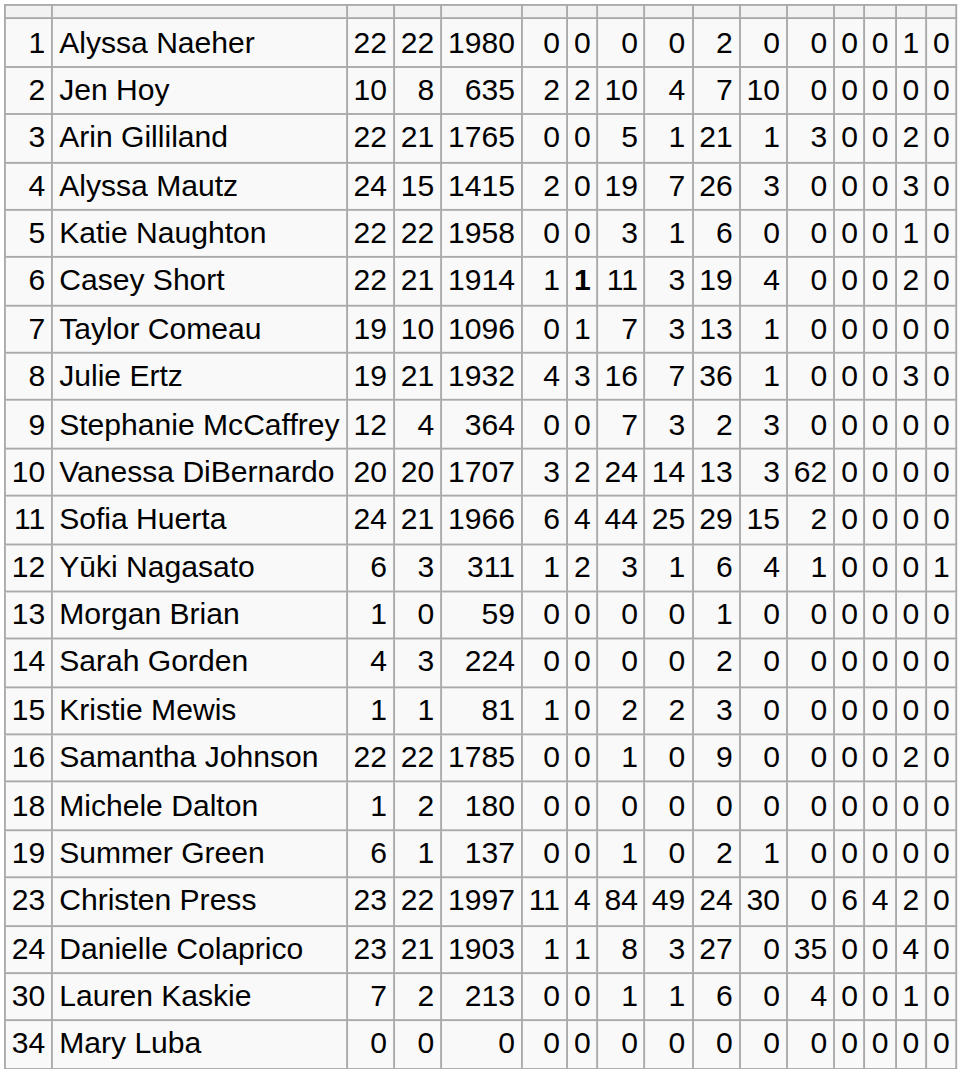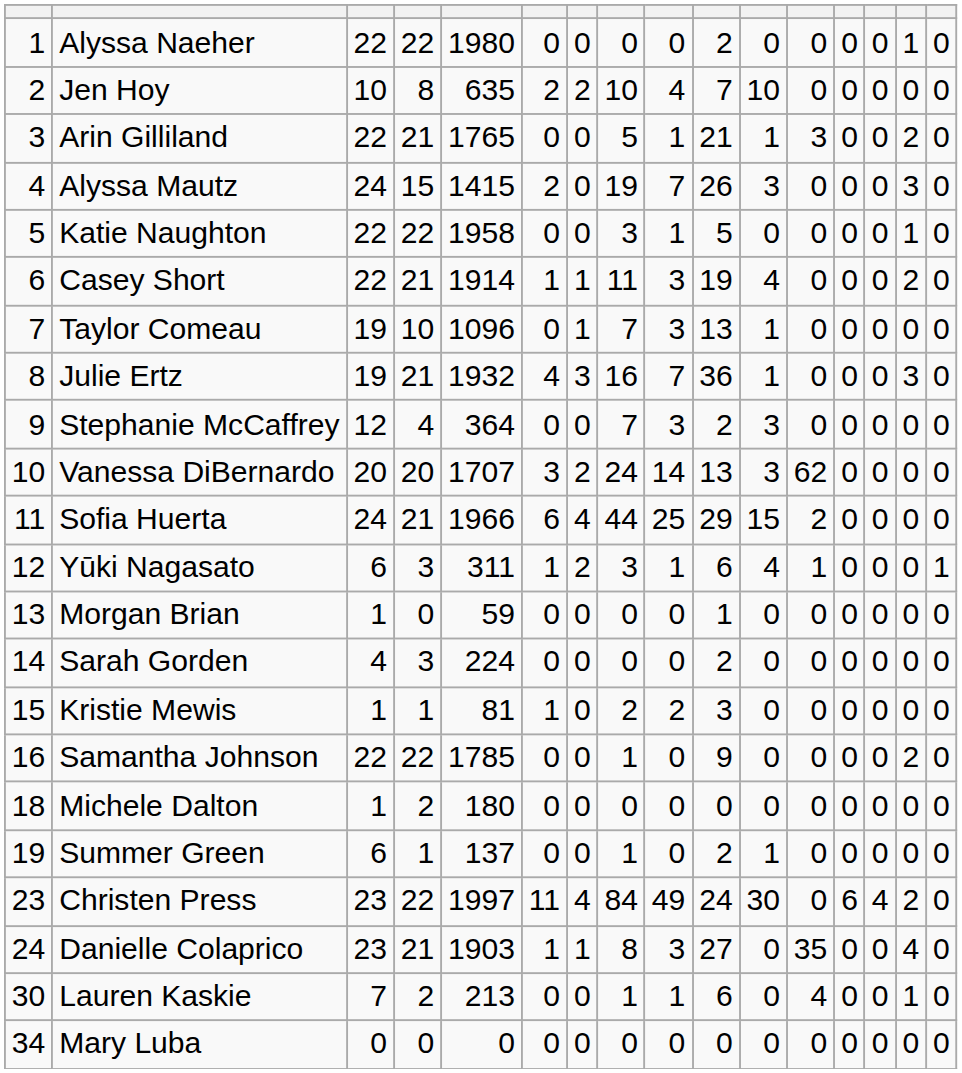(724, 233) 6 -> (724, 233) 5
(582, 280) bold -> (582, 280) normal
